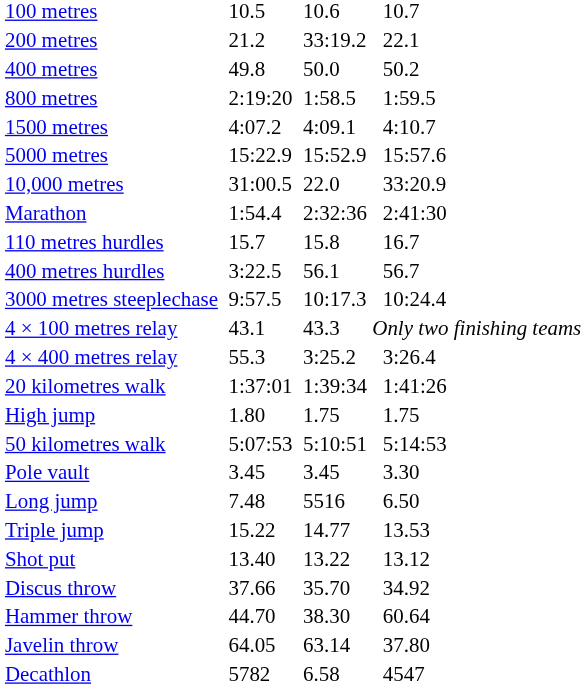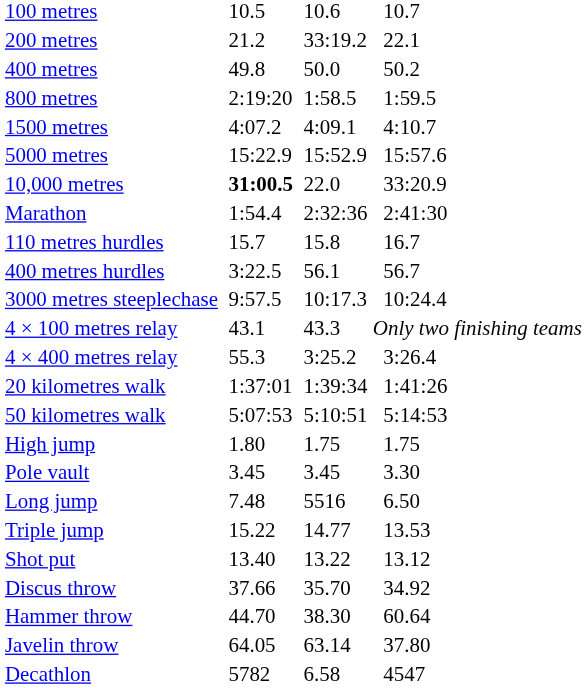(260, 184) normal -> (261, 184) bold
rows swapped: (85, 443) <-> (50, 415)
